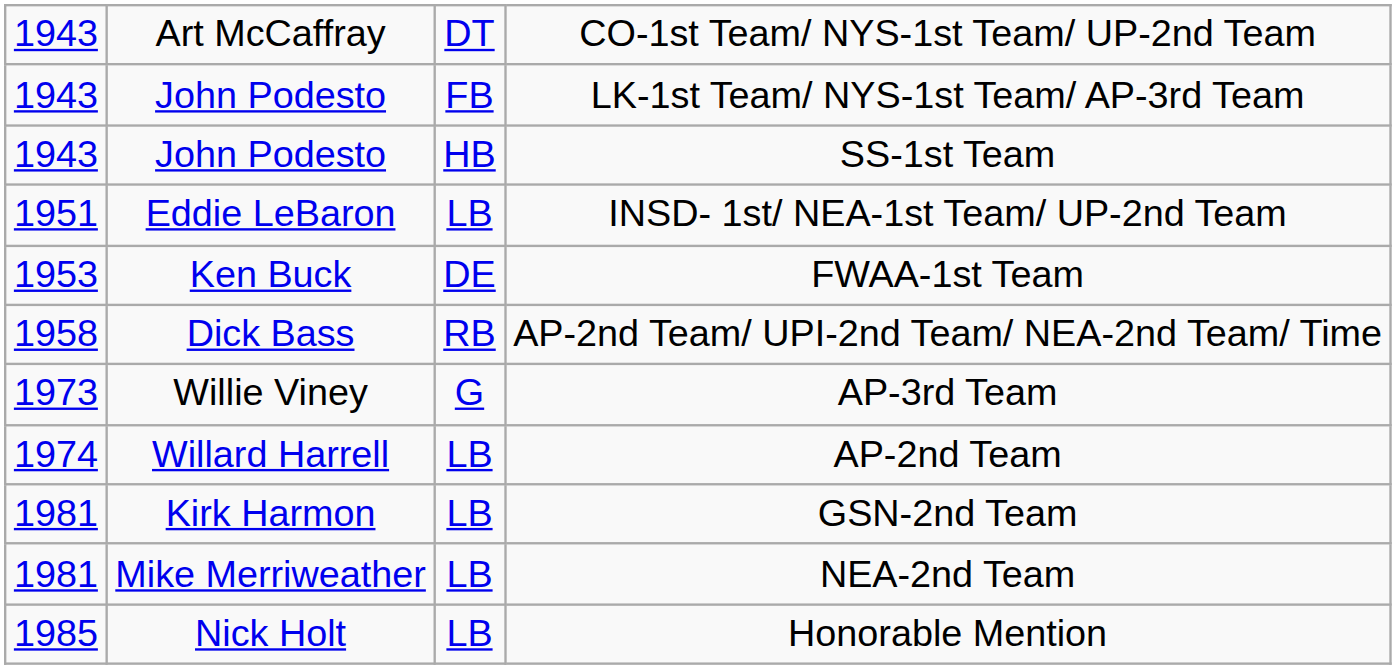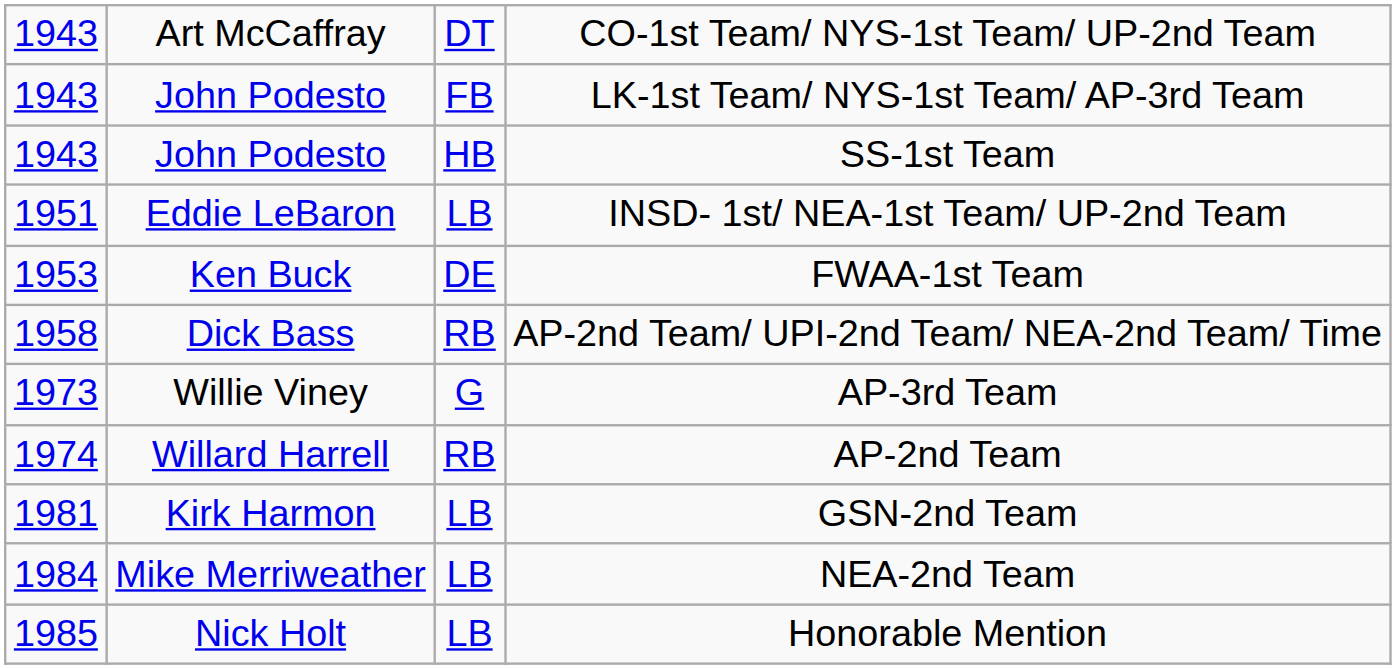(469, 453) LB -> (469, 453) RB
(56, 573) 1981 -> (56, 573) 1984
